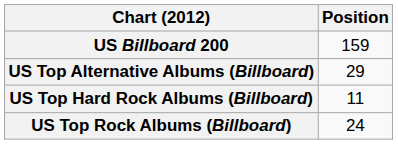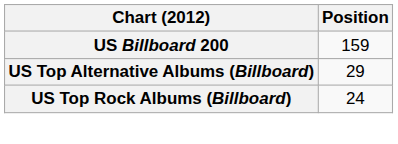- row: (161, 98)
